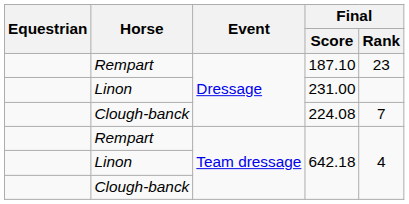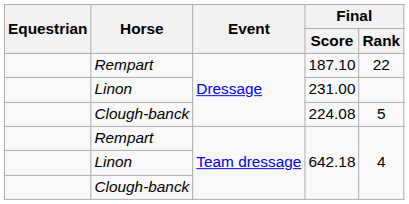(381, 65) 23 -> (381, 65) 22
(381, 114) 7 -> (381, 114) 5
